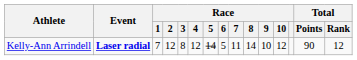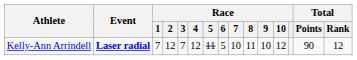(183, 46) 8 -> (183, 46) 7
(211, 46) 14 -> (211, 46) 11
(236, 46) 11 -> (236, 46) 10
(251, 46) 14 -> (251, 46) 11
